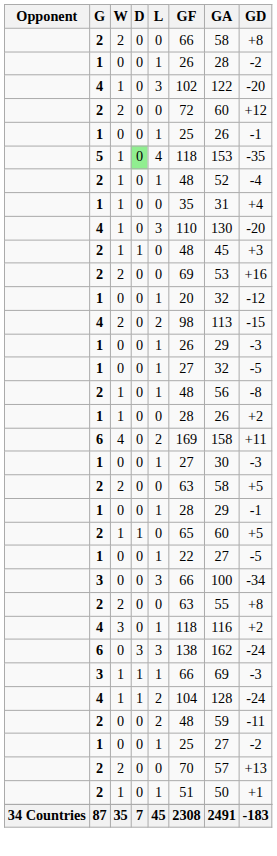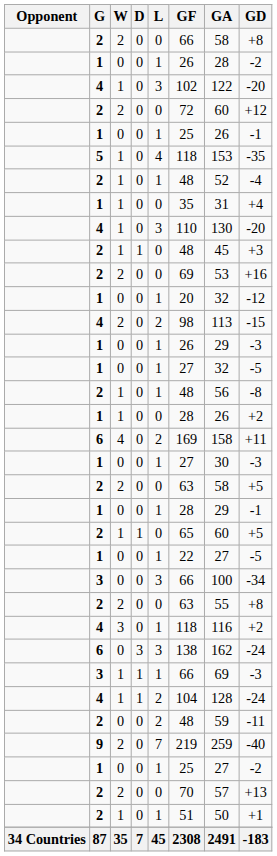(139, 157) lightgreen background -> (139, 157) no background
+ row: (100, 745)
